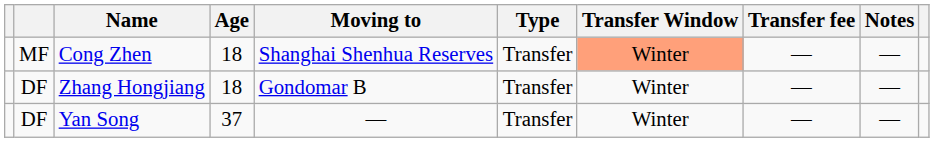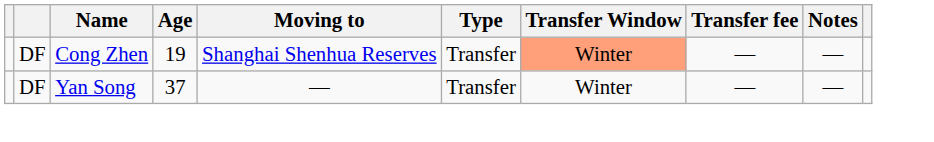(34, 53) MF -> (32, 53) DF
(232, 53) 18 -> (175, 53) 19
- row: (132, 86)
